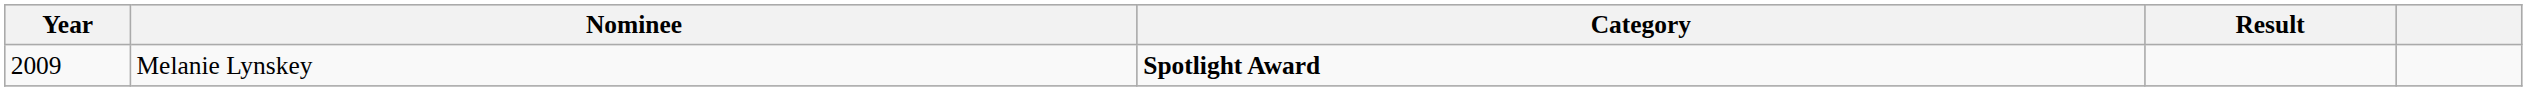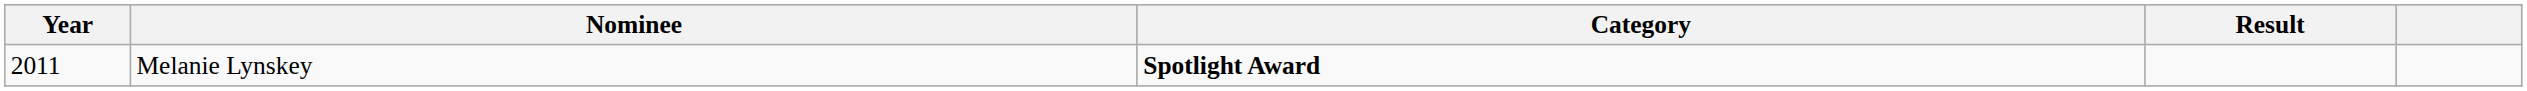(36, 65) 2009 -> (36, 65) 2011
